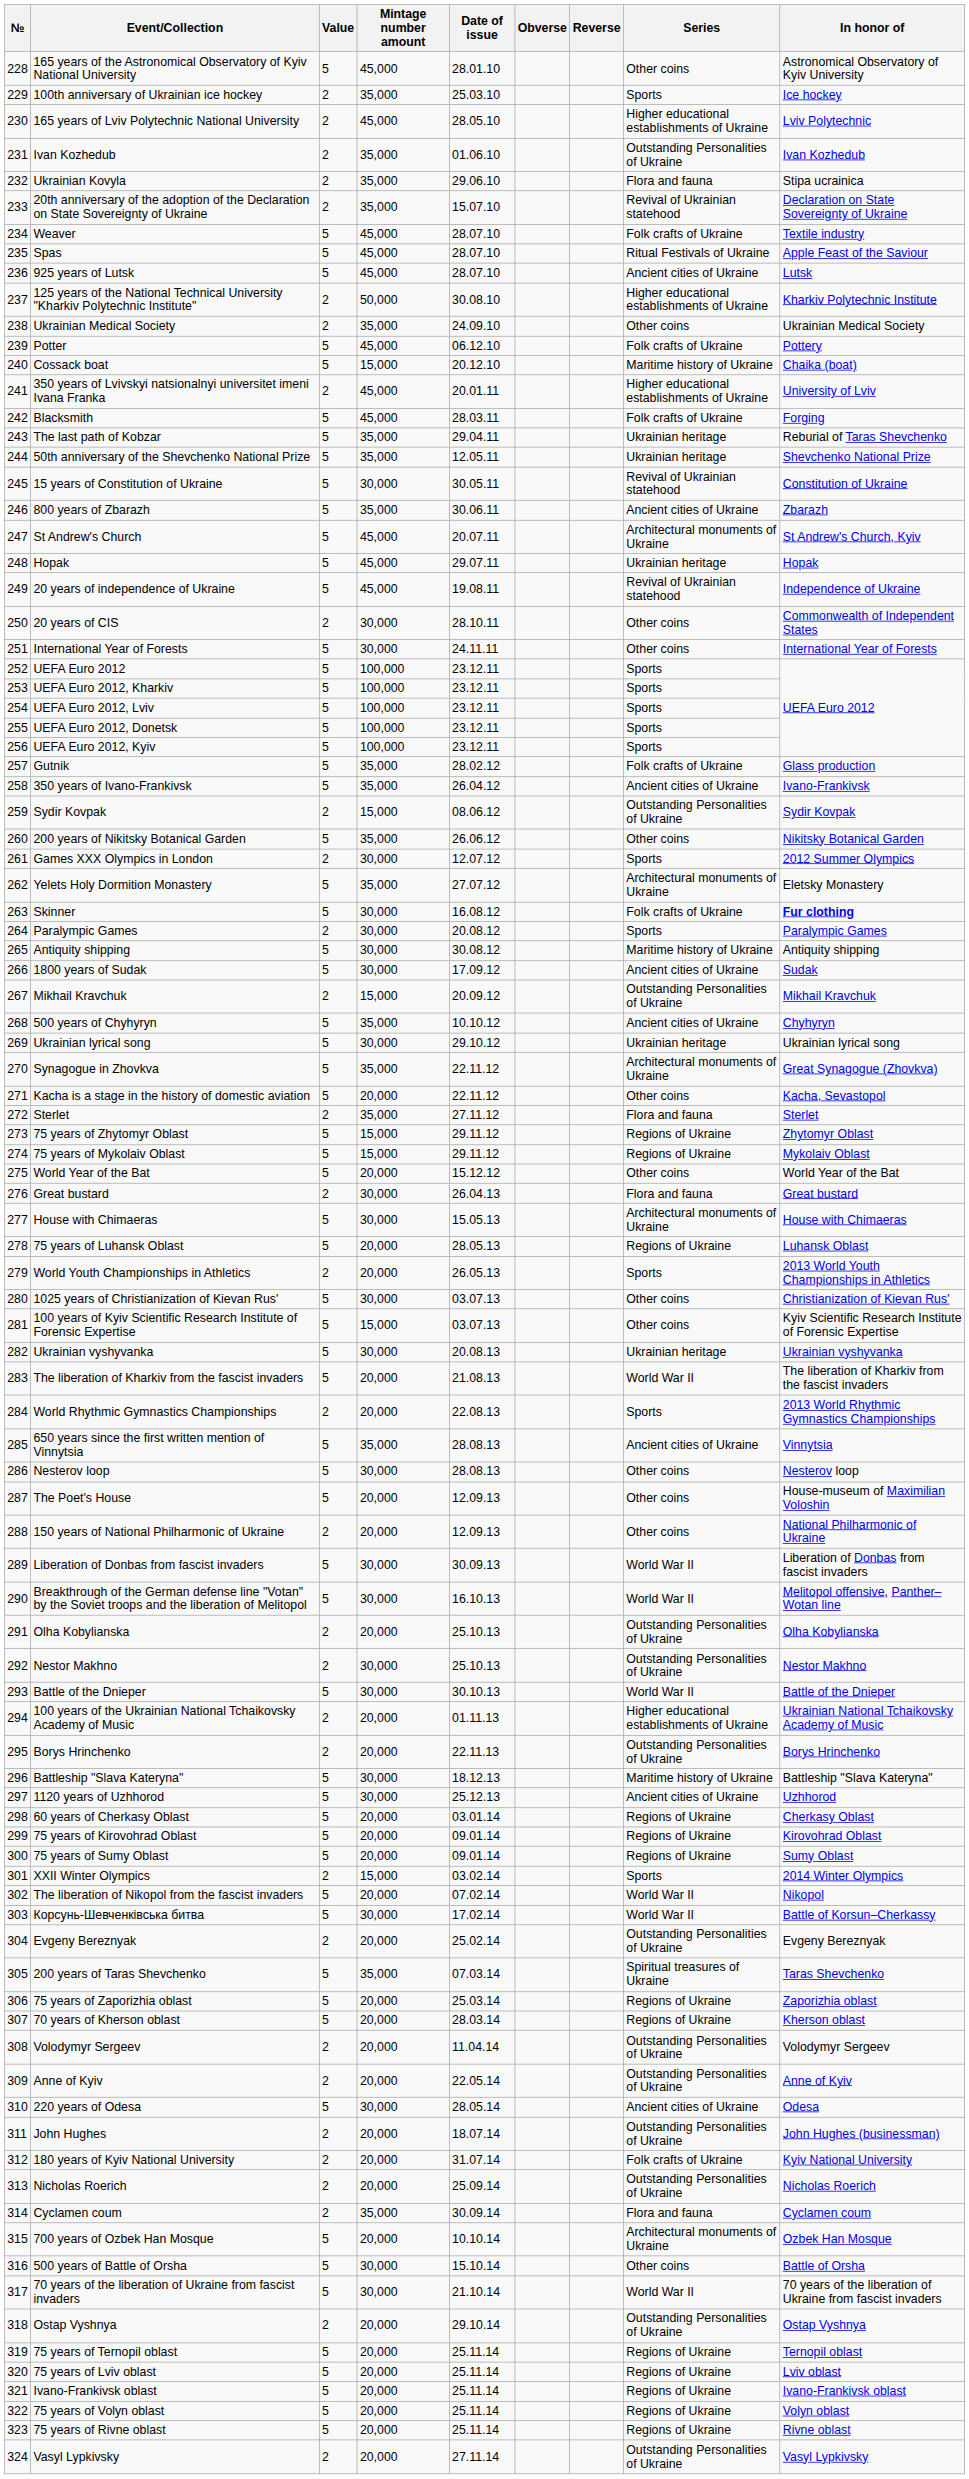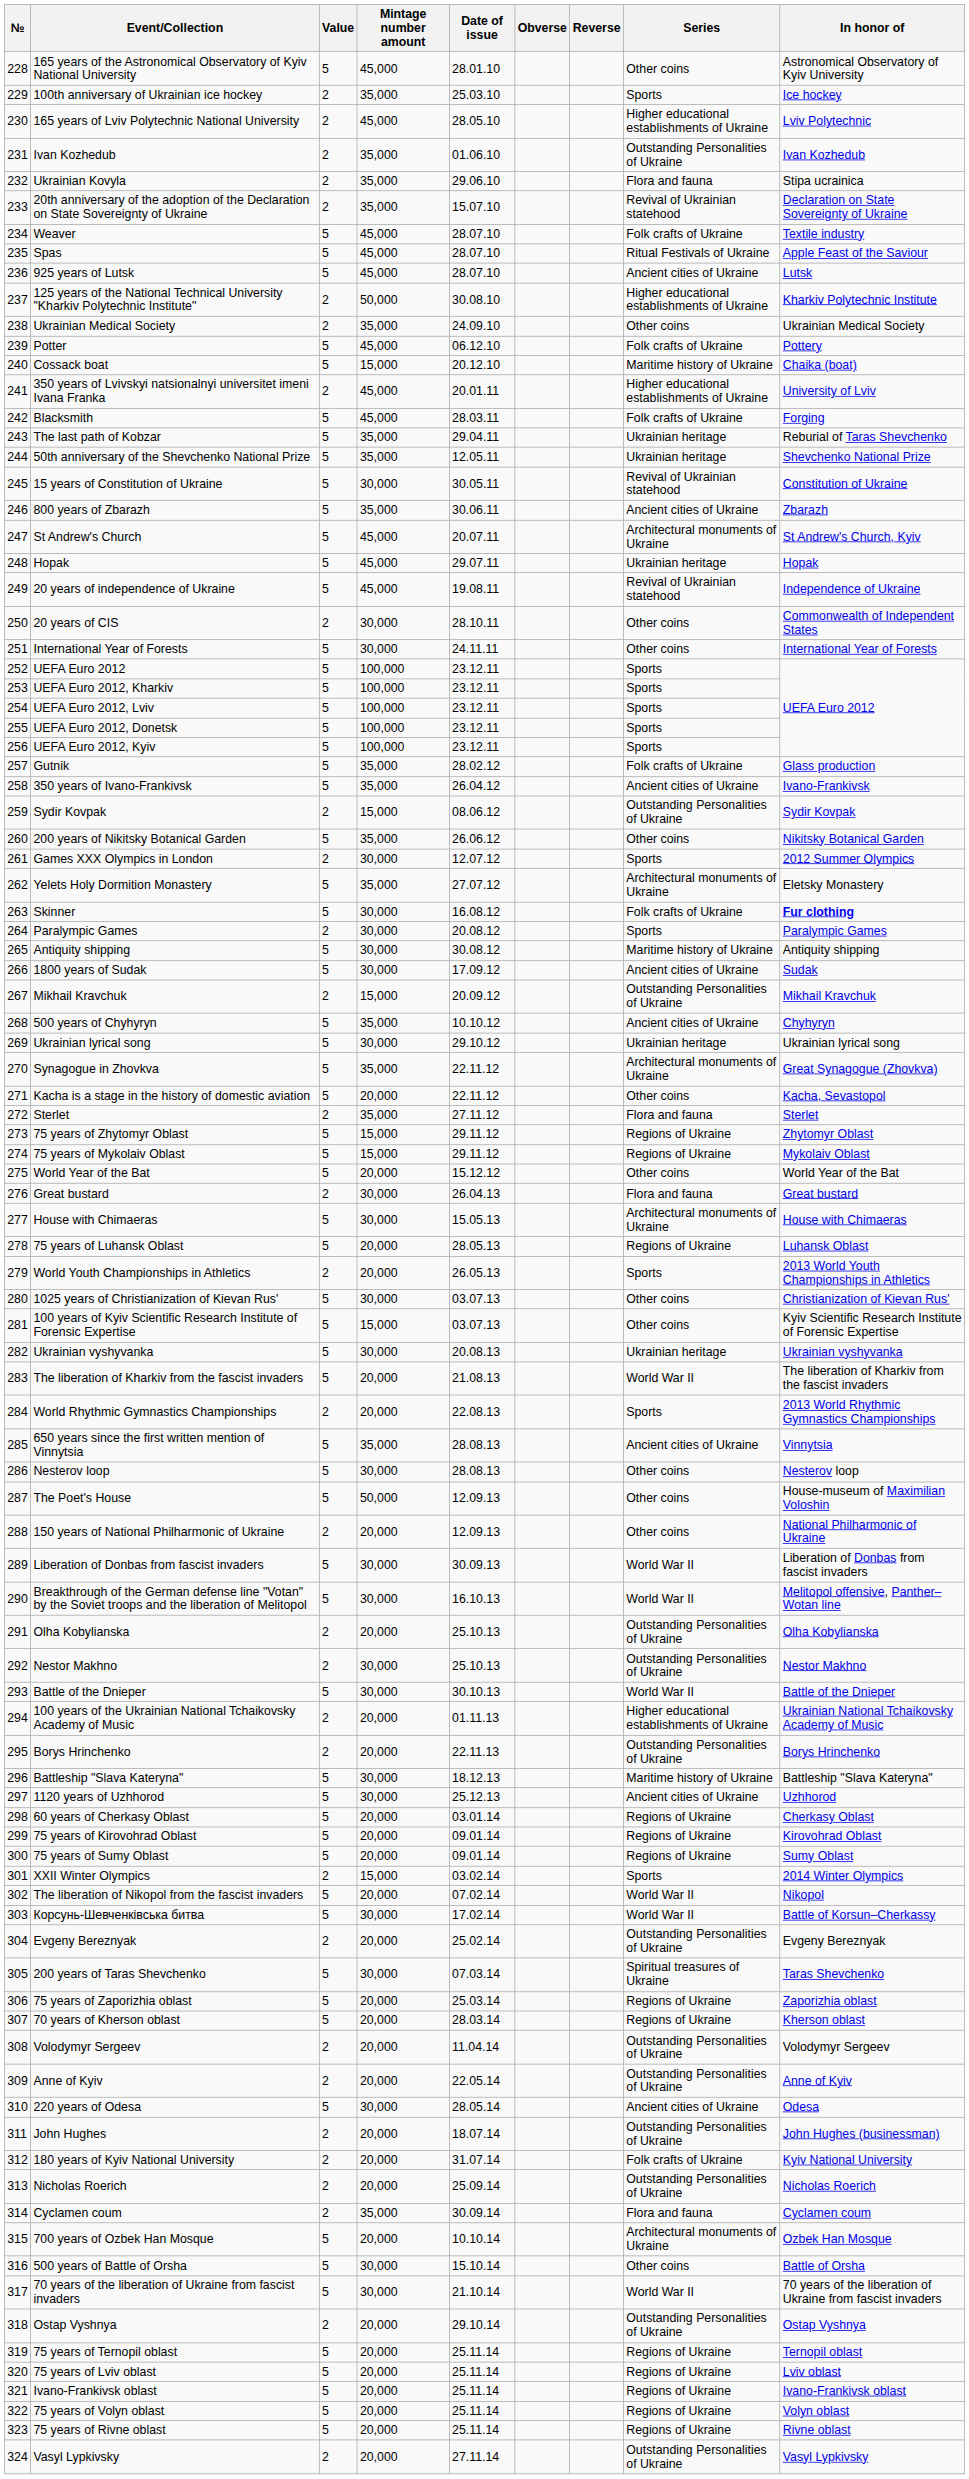(379, 1498) 20,000 -> (379, 1498) 50,000
(379, 1974) 35,000 -> (379, 1974) 30,000
